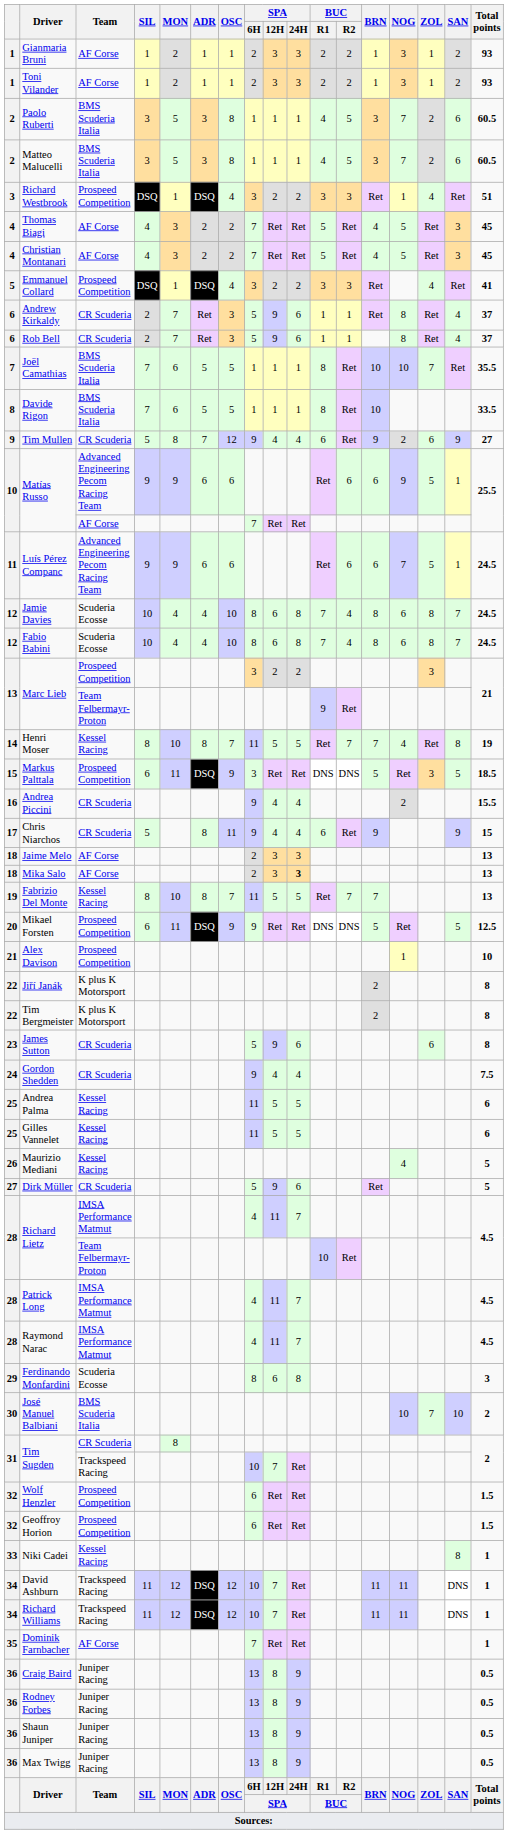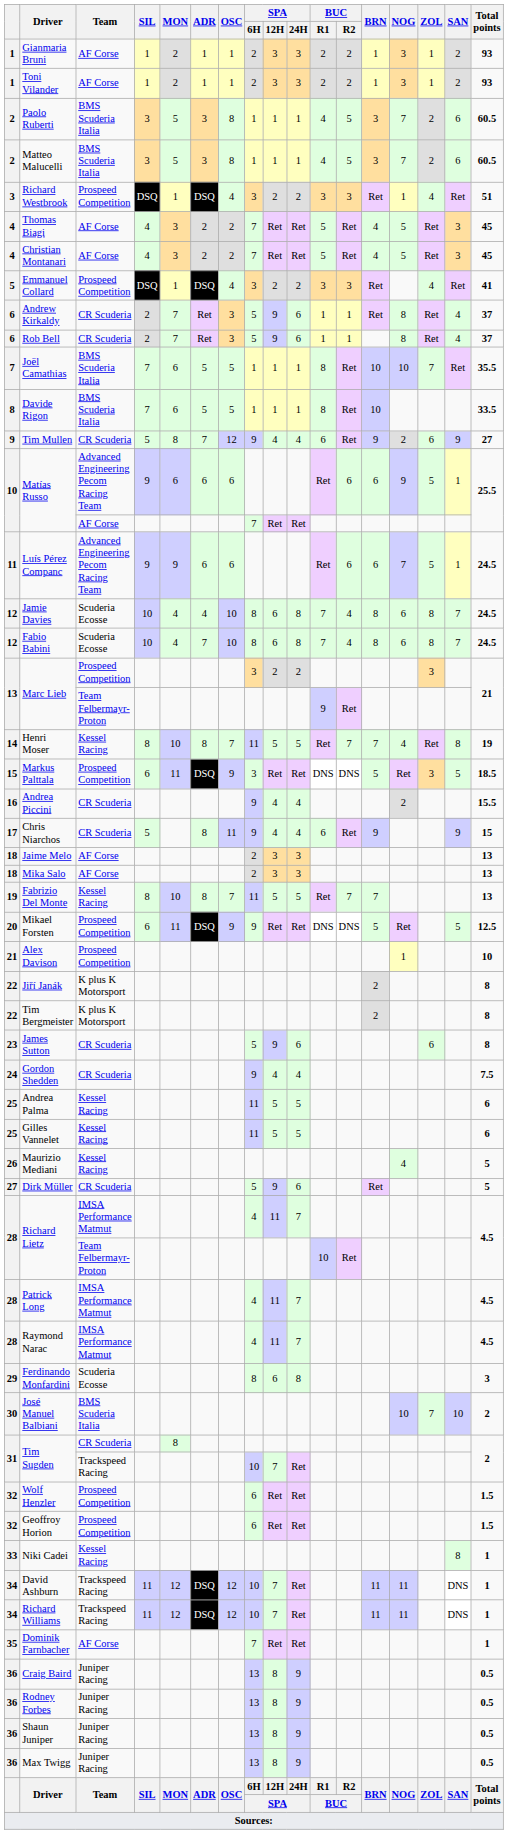(175, 481) 9 -> (175, 481) 6
(204, 642) 4 -> (204, 642) 7
(298, 873) bold -> (298, 873) normal
